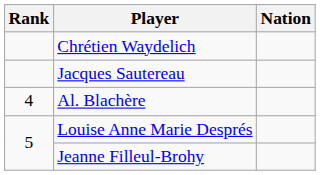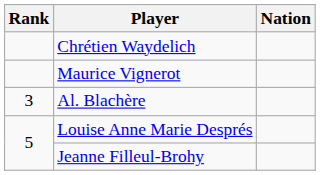+ row: (119, 73)
- row: (121, 73)
(29, 101) 4 -> (29, 101) 3
